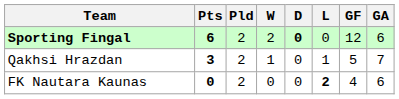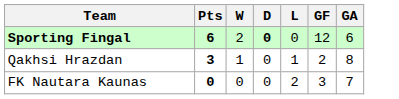- column: (241, 16)
(353, 60) 5 -> (322, 60) 2
(381, 60) 7 -> (350, 60) 8
(326, 82) bold -> (295, 82) normal
(353, 82) 4 -> (322, 82) 3
(381, 82) 6 -> (350, 82) 7
